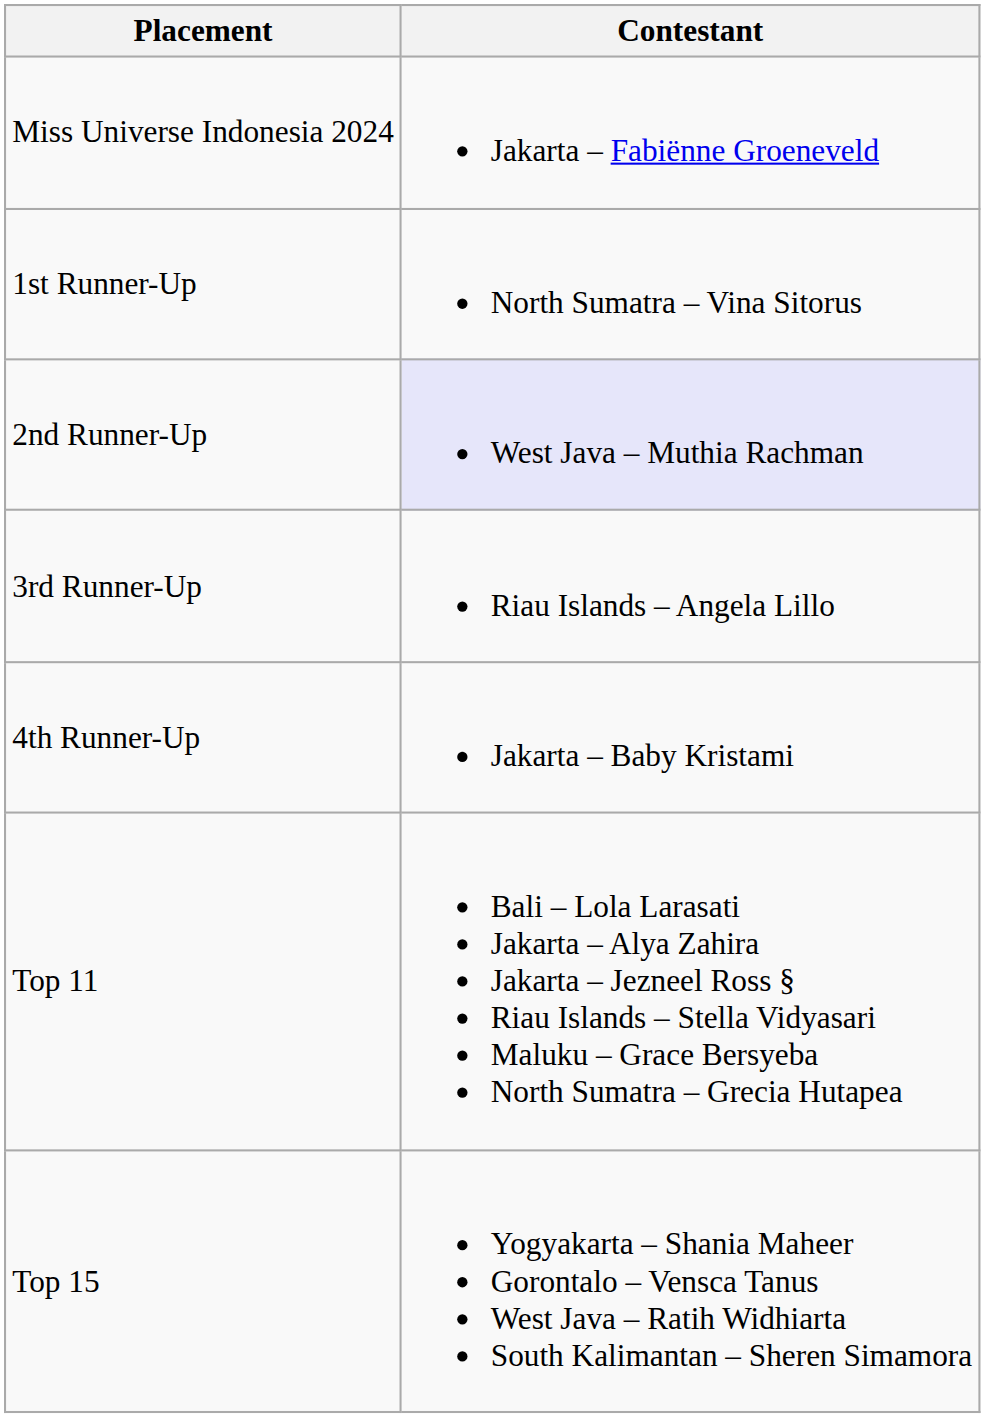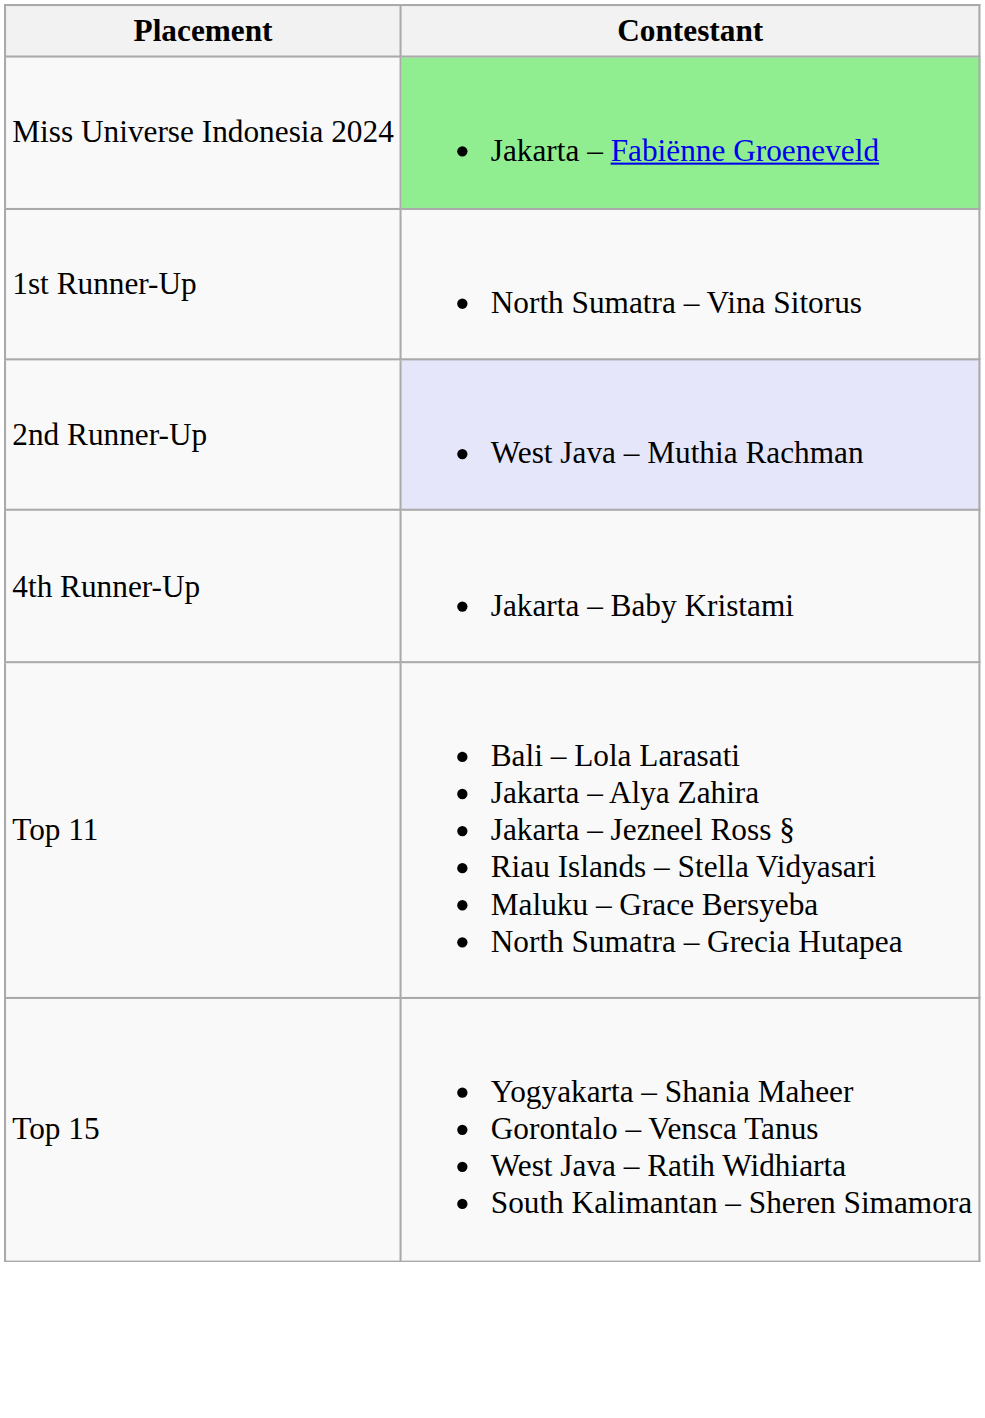(690, 151) no background -> (690, 151) lightgreen background
- row: (107, 585)
